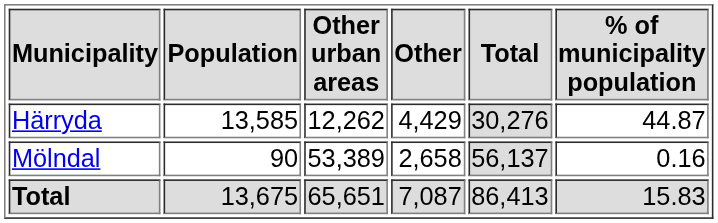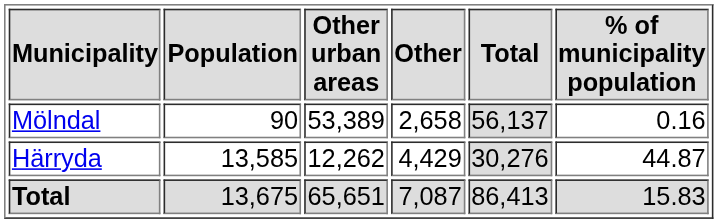rows swapped: (57, 120) <-> (56, 158)
